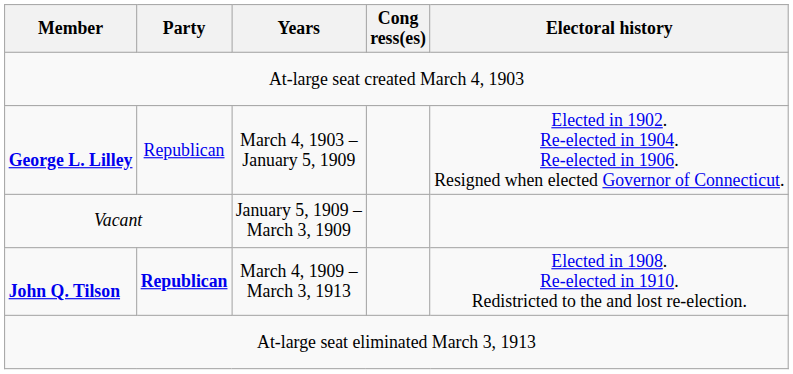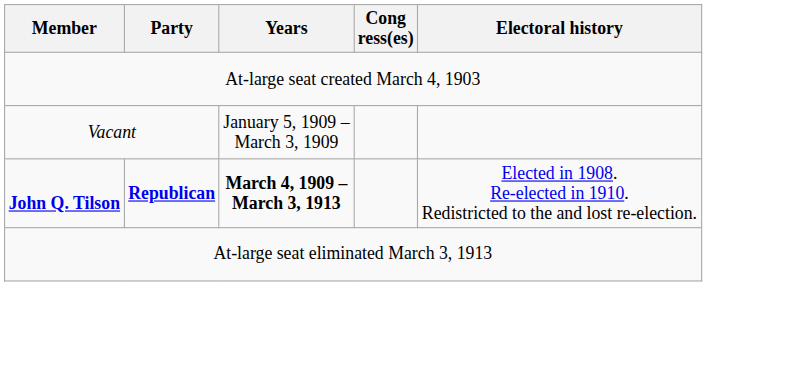- row: (71, 159)
(299, 281) normal -> (286, 193) bold
